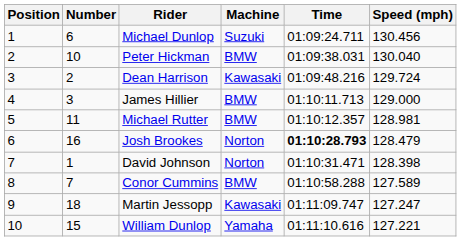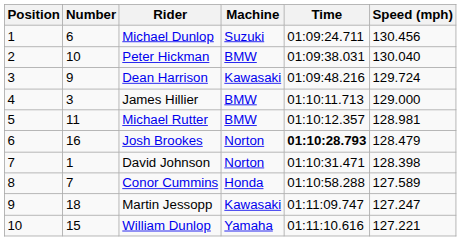(70, 78) 2 -> (70, 78) 9
(241, 183) BMW -> (244, 183) Honda
